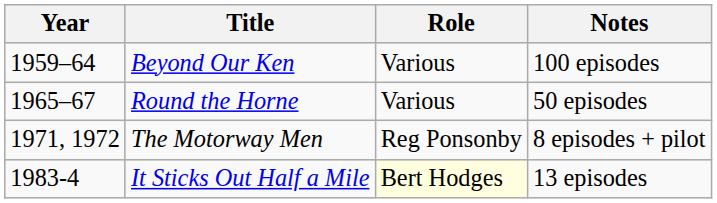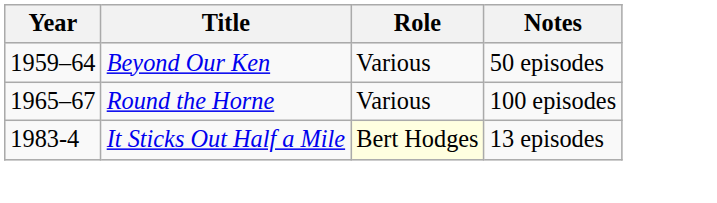(596, 62) 100 episodes -> (547, 62) 50 episodes
(590, 100) 50 episodes -> (553, 100) 100 episodes
- row: (227, 139)
